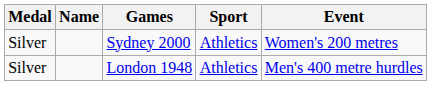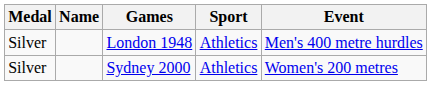rows swapped: (149, 67) <-> (148, 42)
